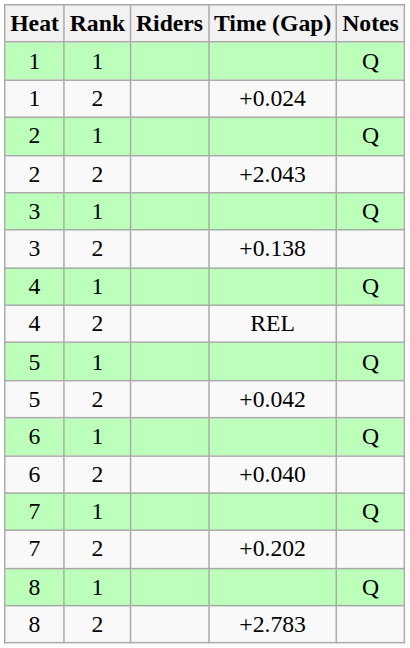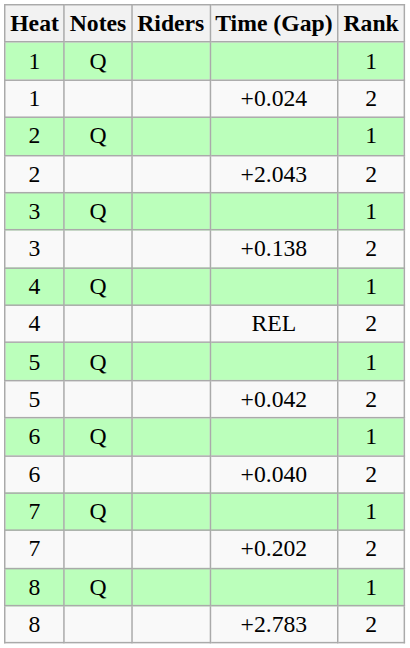columns swapped: (97, 23) <-> (370, 23)
